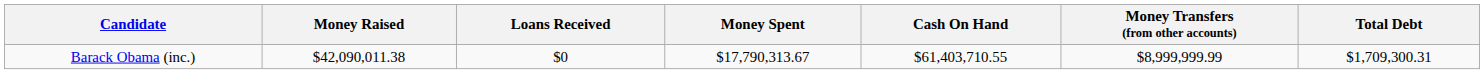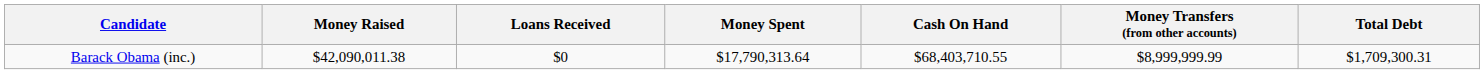(763, 56) $17,790,313.67 -> (763, 56) $17,790,313.64
(961, 56) $61,403,710.55 -> (961, 56) $68,403,710.55
